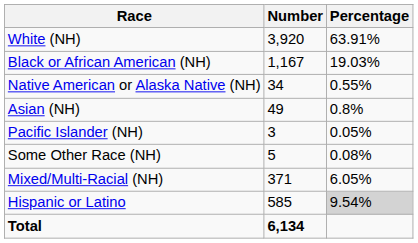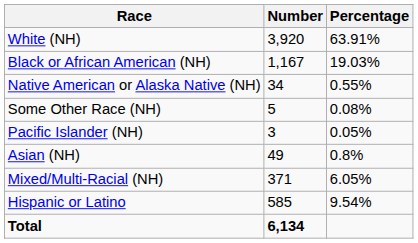rows swapped: (44, 109) <-> (84, 156)
(351, 202) lightgrey background -> (351, 202) no background
